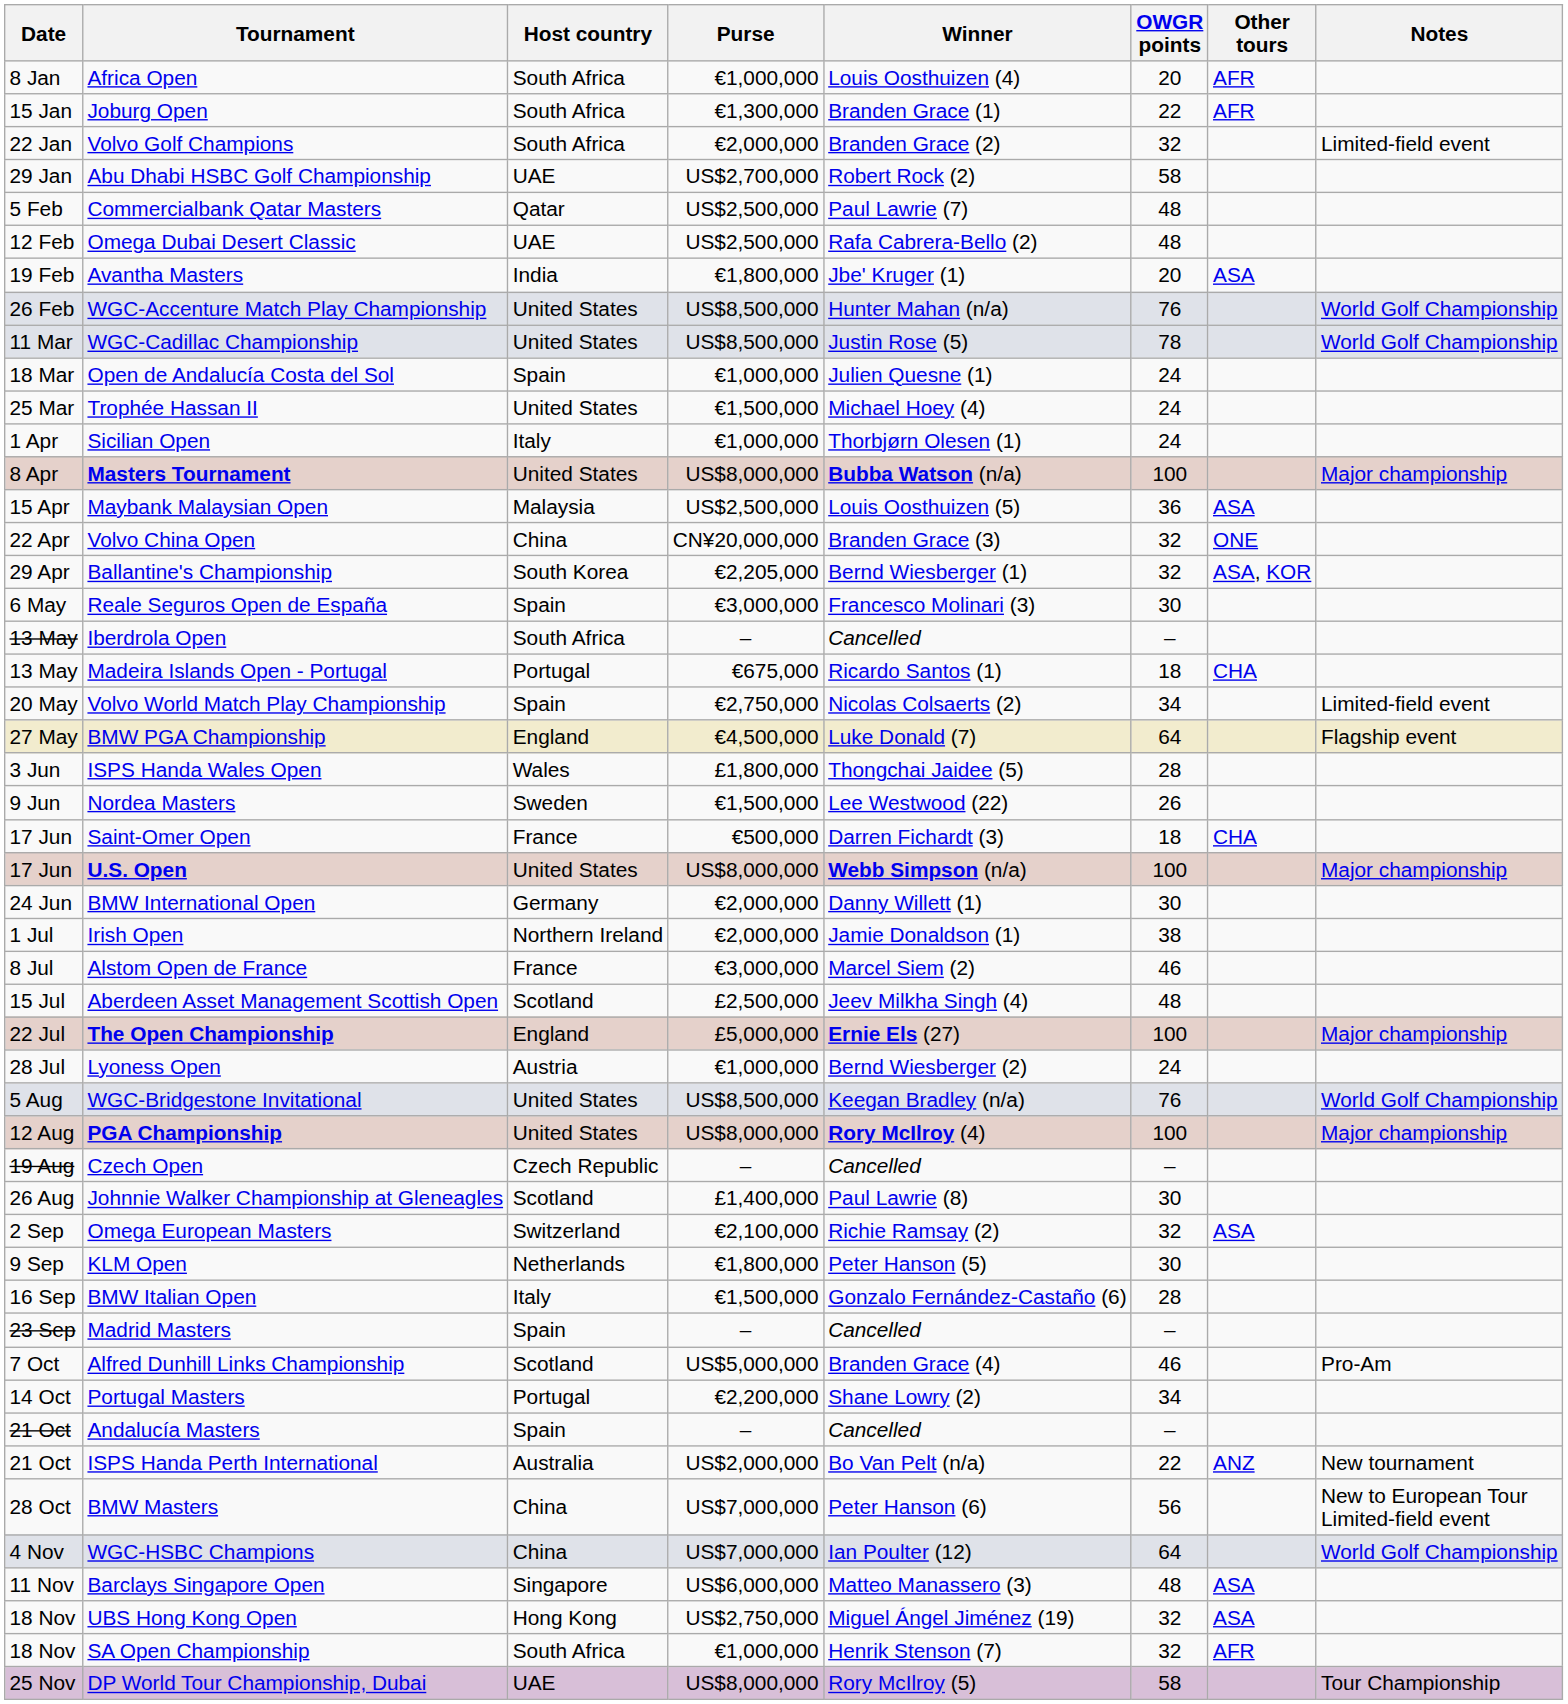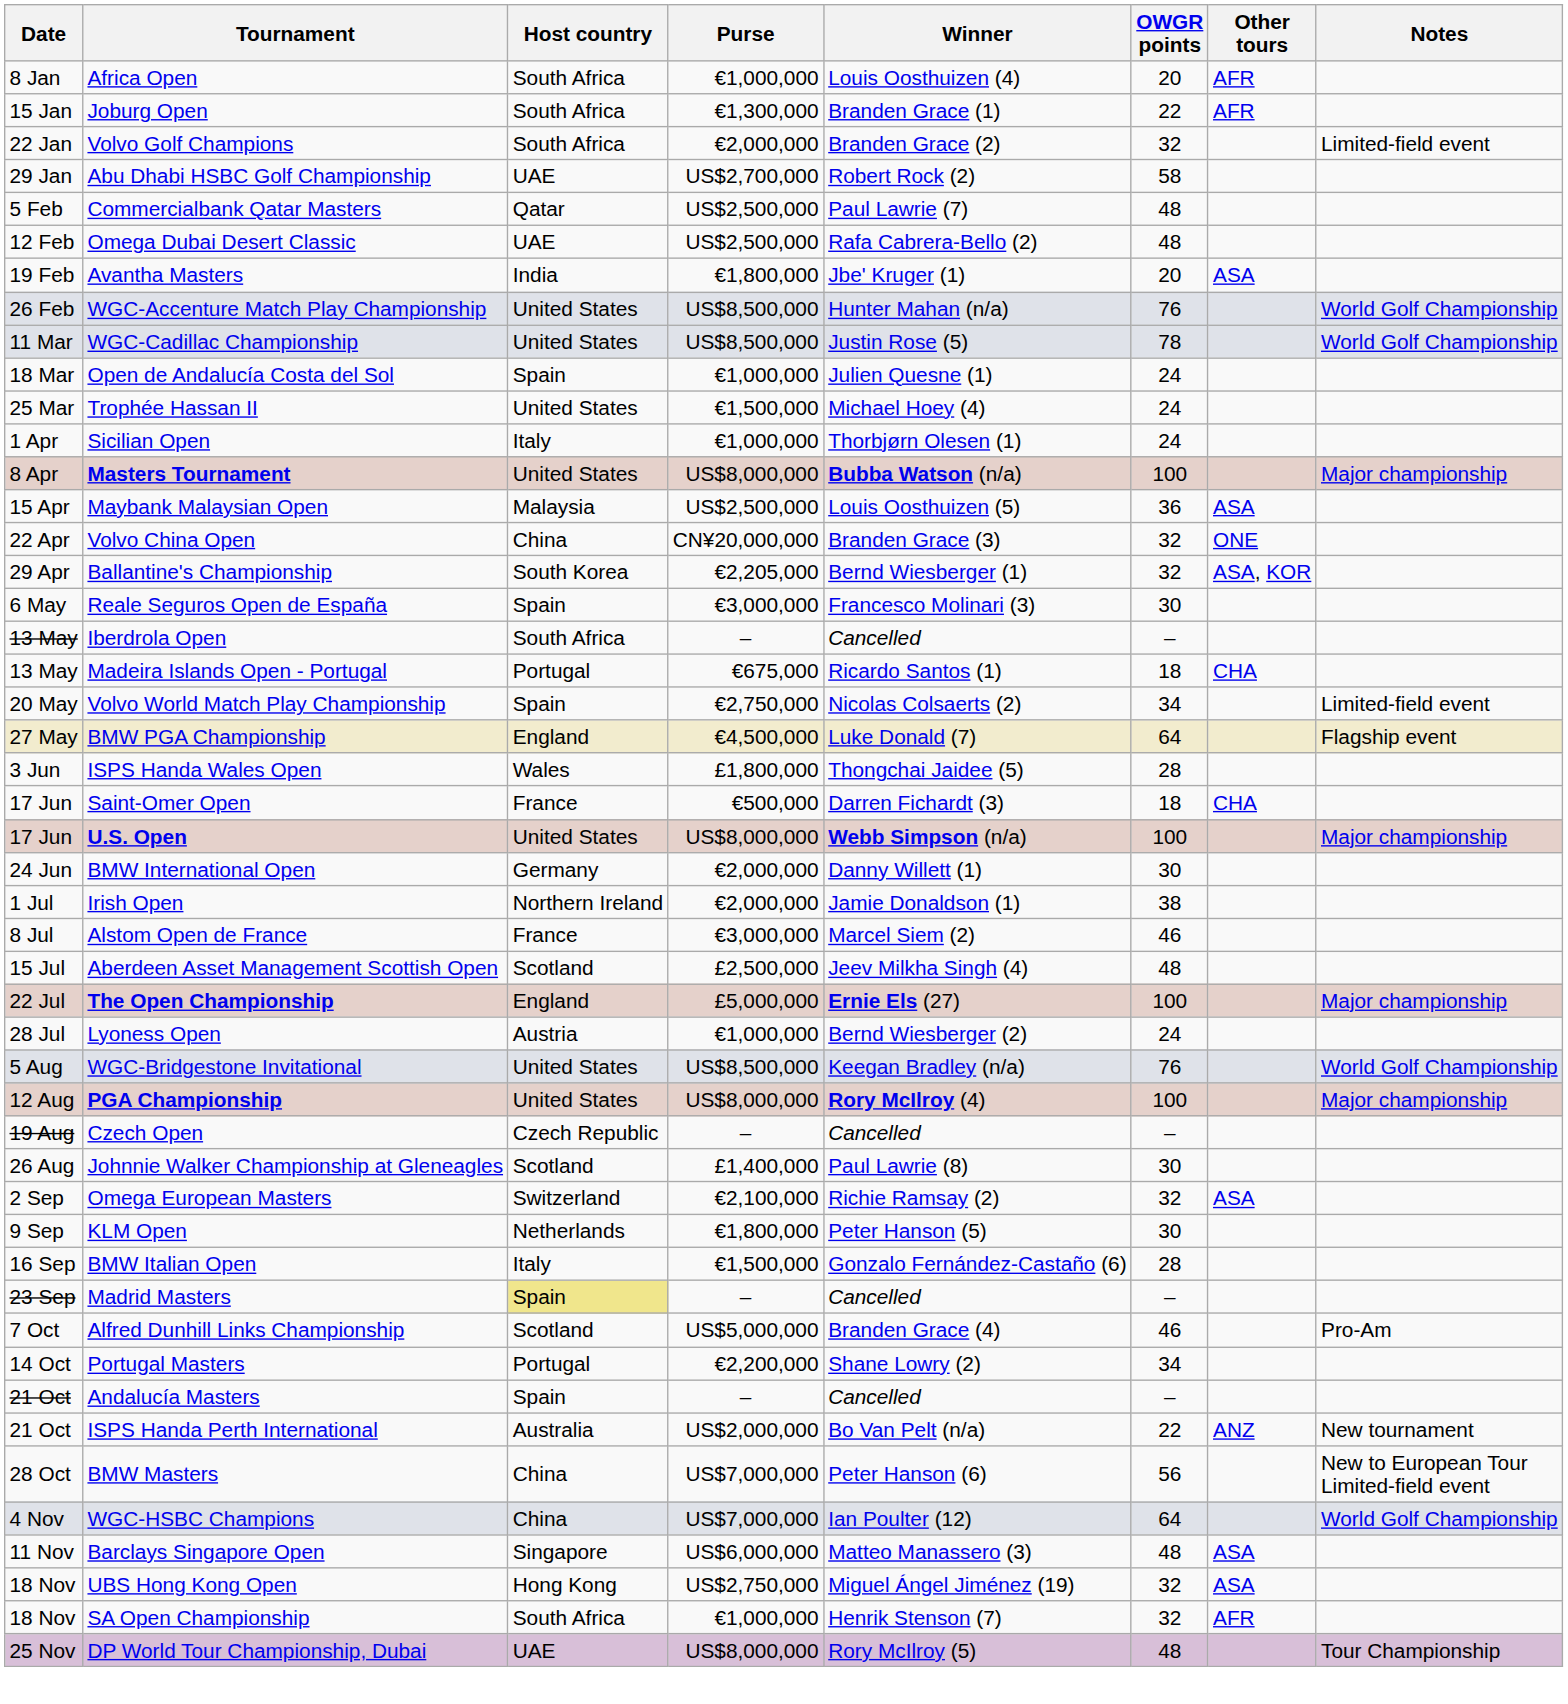- row: (161, 803)
(539, 1330) no background -> (539, 1297) khaki background
(1170, 1683) 58 -> (1170, 1650) 48
